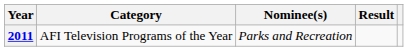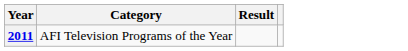- column: (295, 14)
